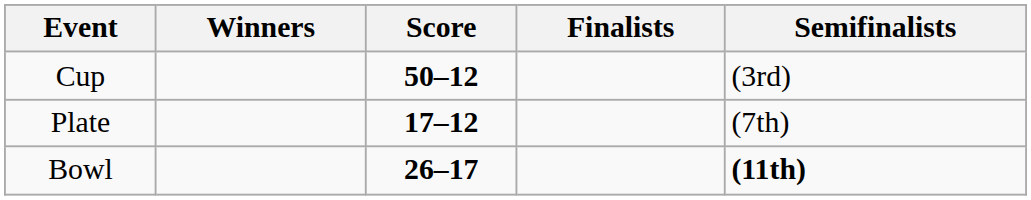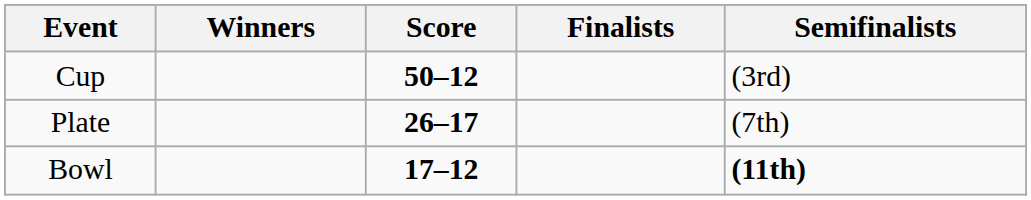(441, 122) 17–12 -> (441, 122) 26–17
(441, 169) 26–17 -> (441, 169) 17–12
